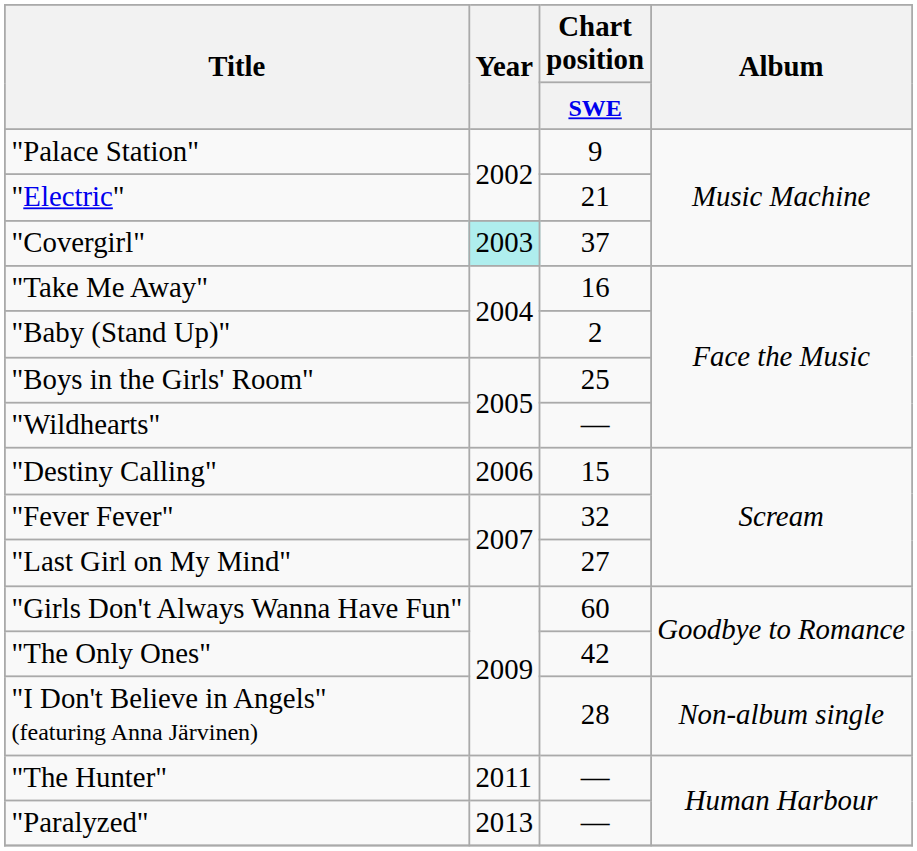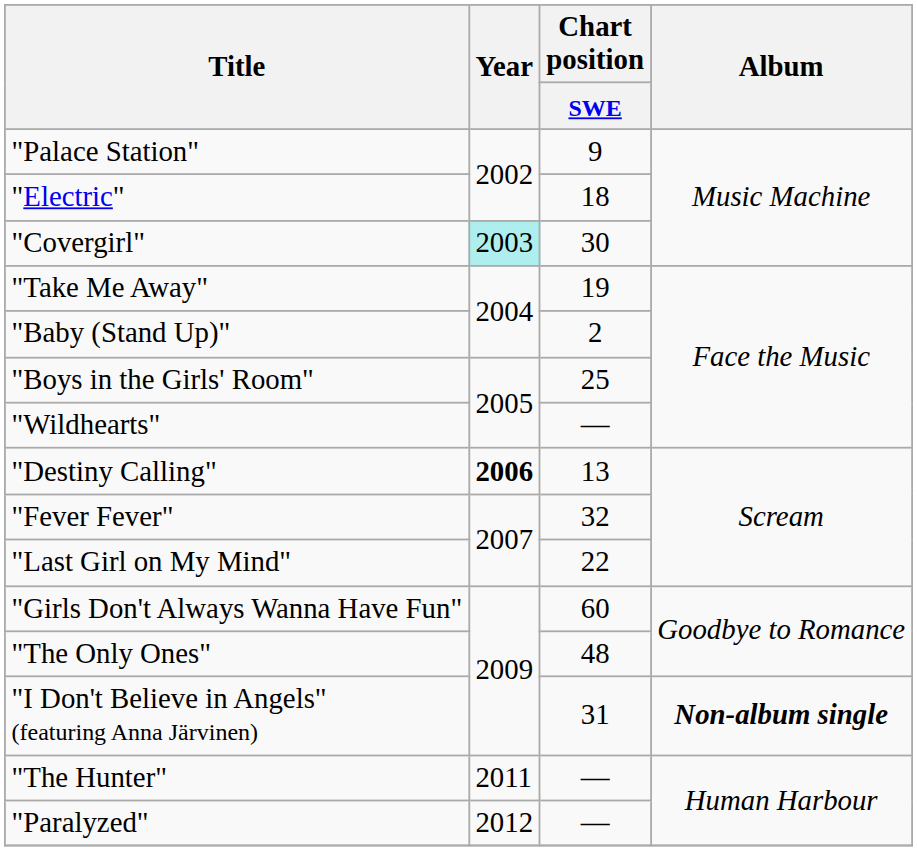(595, 196) 21 -> (595, 196) 18
(595, 242) 37 -> (595, 242) 30
(595, 288) 16 -> (595, 288) 19
(504, 470) normal -> (504, 470) bold
(595, 470) 15 -> (595, 470) 13
(595, 562) 27 -> (595, 562) 22
(595, 653) 42 -> (595, 653) 48
(595, 715) 28 -> (595, 715) 31
(781, 715) normal -> (781, 715) bold
(504, 822) 2013 -> (504, 822) 2012
